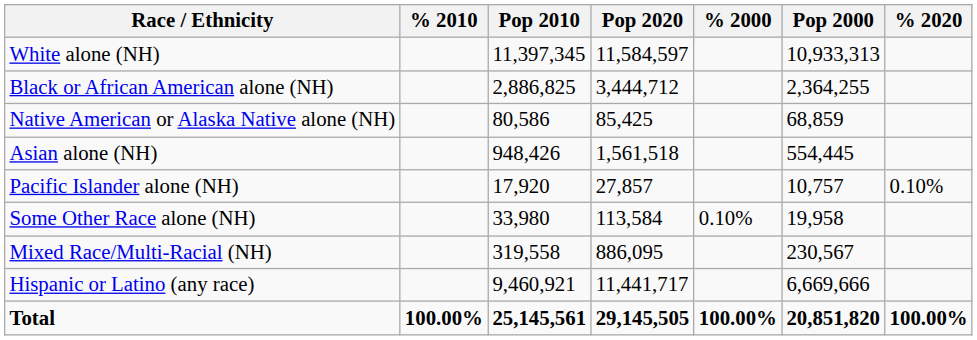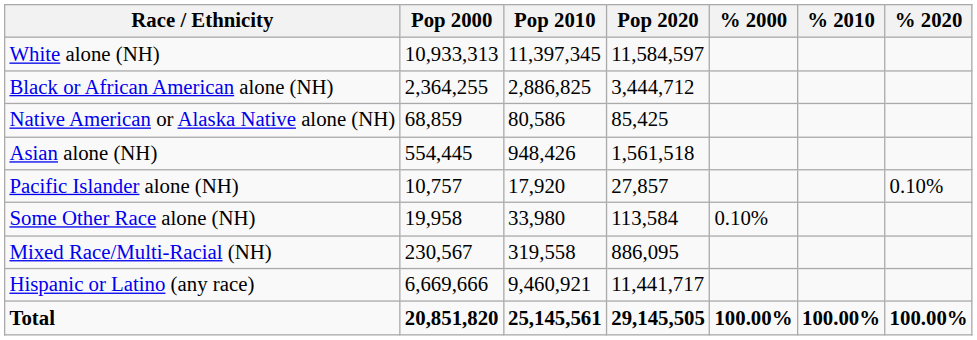columns swapped: (833, 20) <-> (444, 20)
